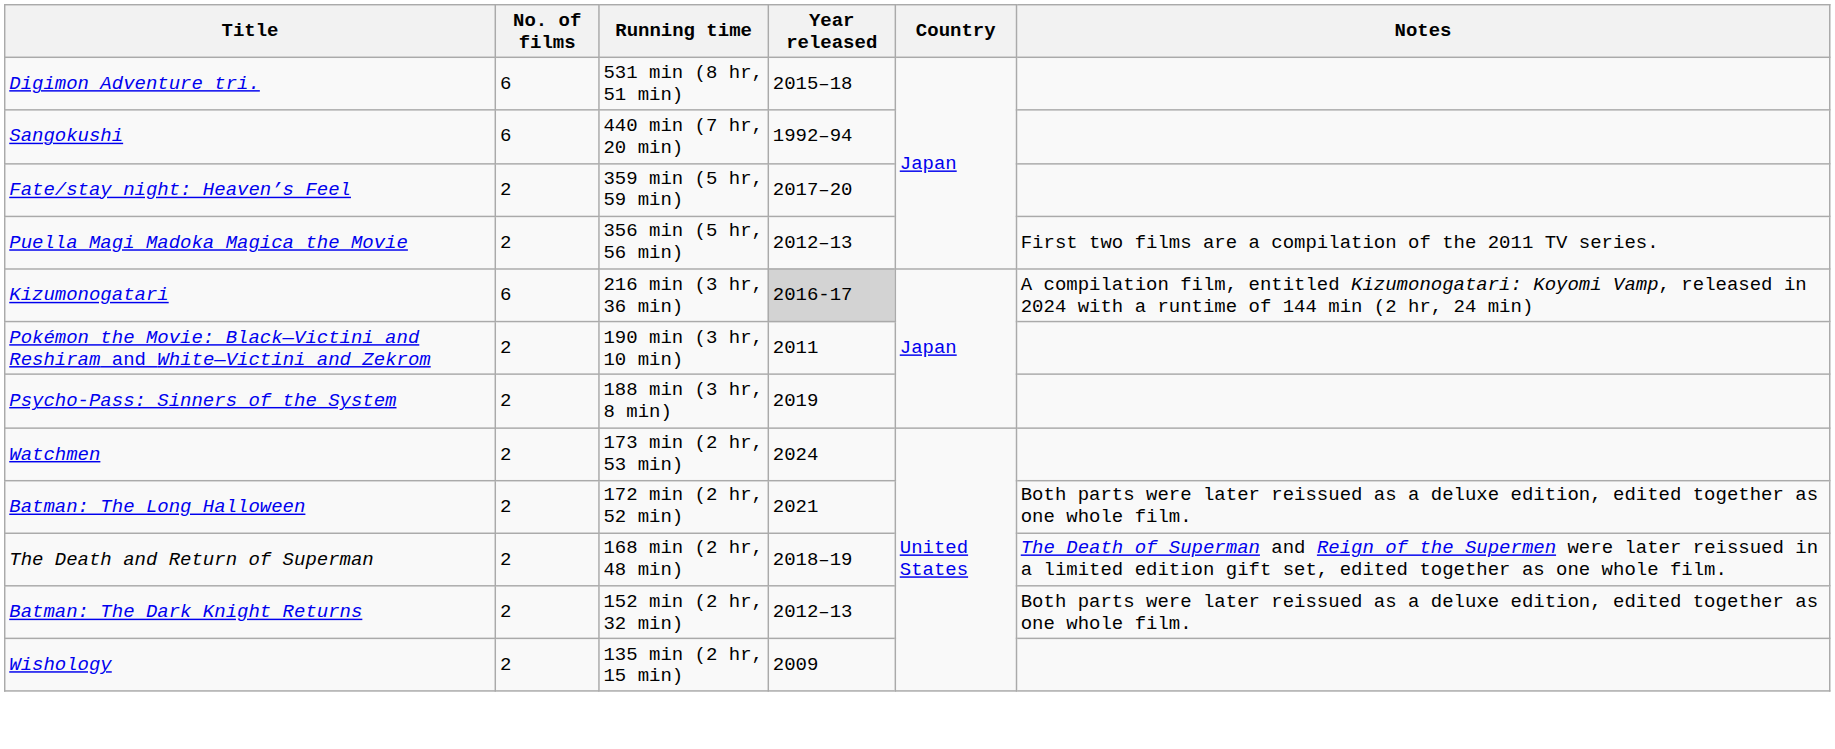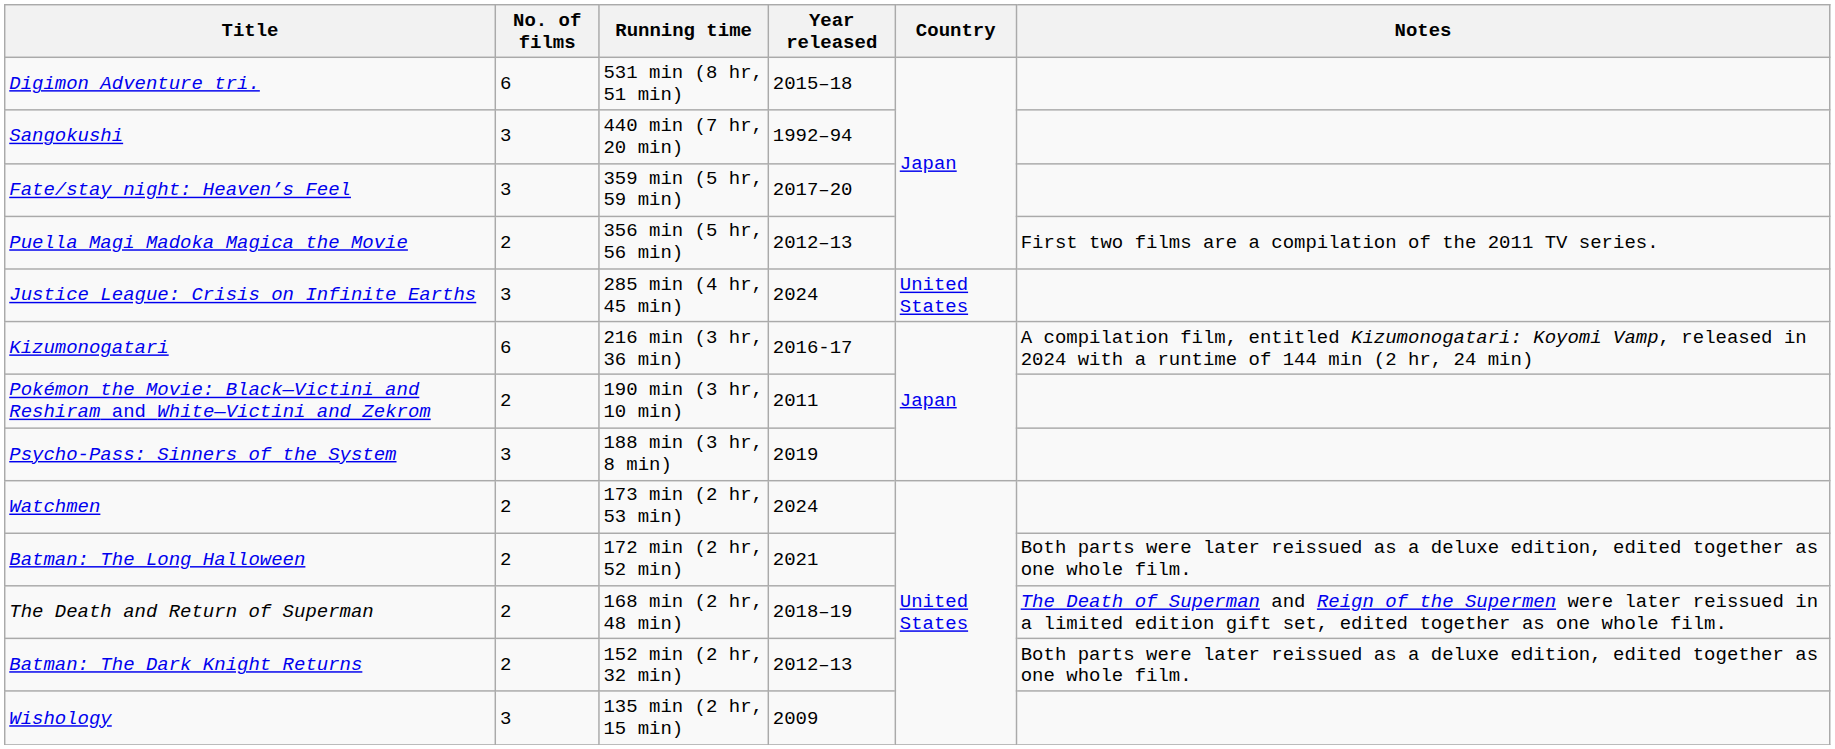(506, 137) 6 -> (506, 137) 3
(506, 190) 2 -> (506, 190) 3
+ row: (243, 295)
(813, 295) lightgrey background -> (813, 348) no background
(506, 401) 2 -> (506, 454) 3
(506, 665) 2 -> (506, 718) 3
